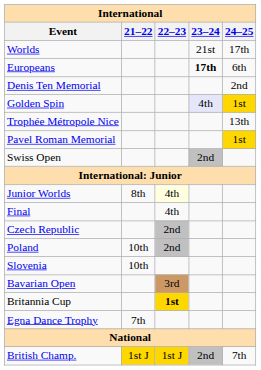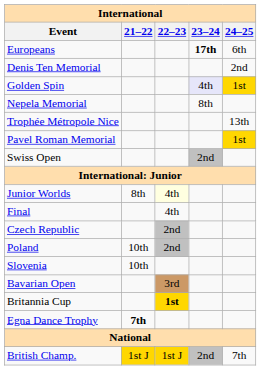- row: (23, 49)
+ row: (47, 103)
(138, 319) normal -> (138, 319) bold
